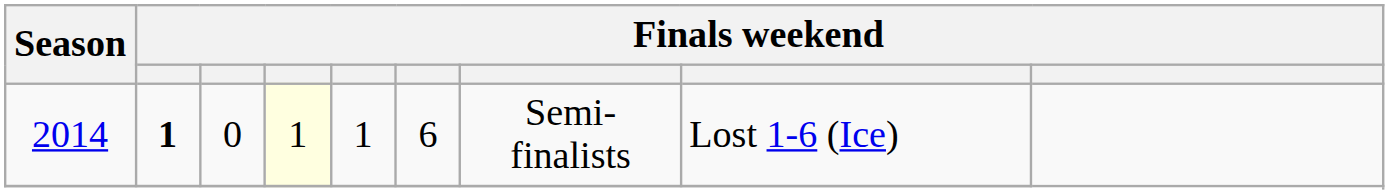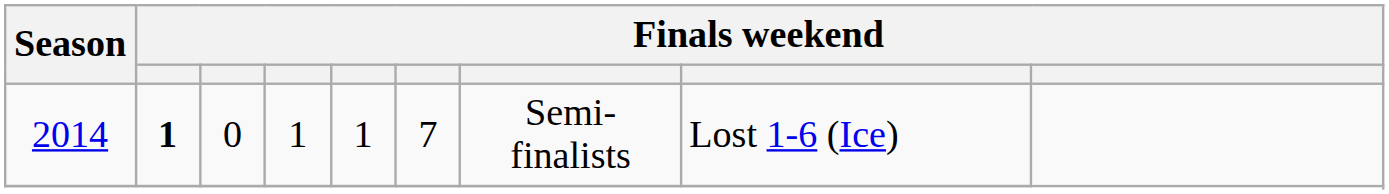(298, 134) lightyellow background -> (298, 134) no background
(428, 134) 6 -> (428, 134) 7
